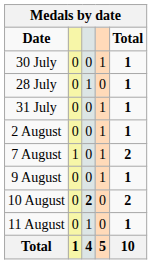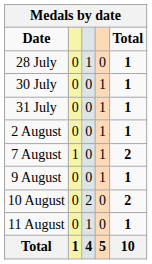rows swapped: (36, 84) <-> (36, 61)
(89, 200) bold -> (89, 200) normal
